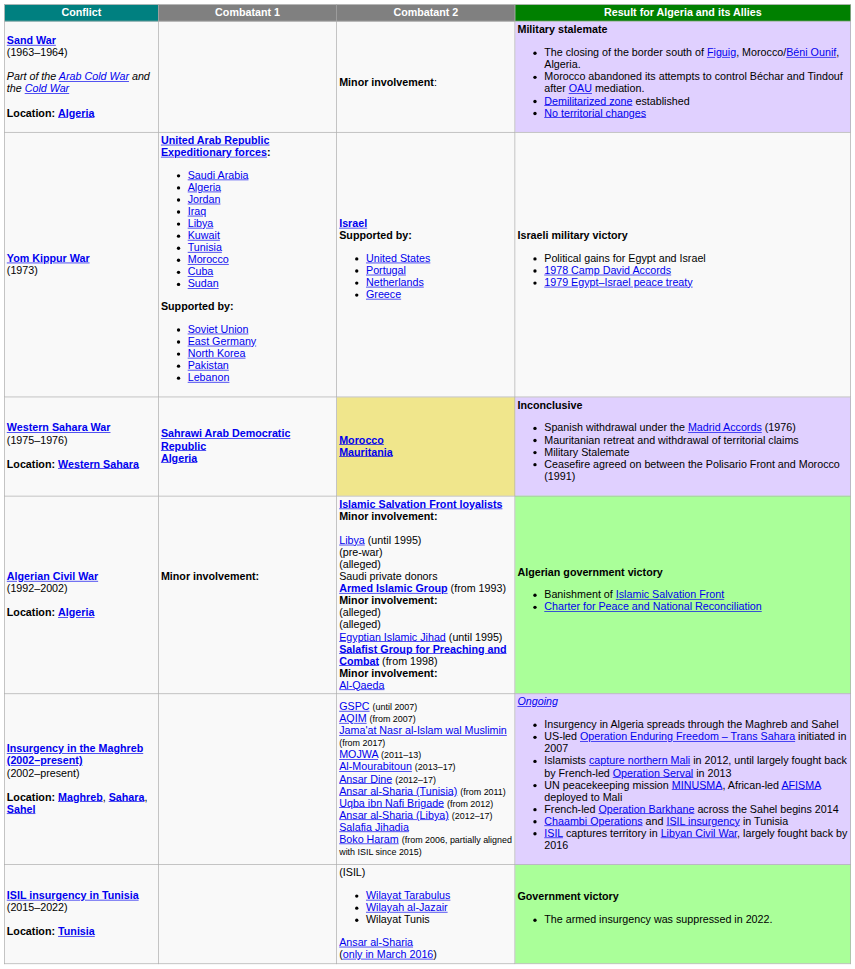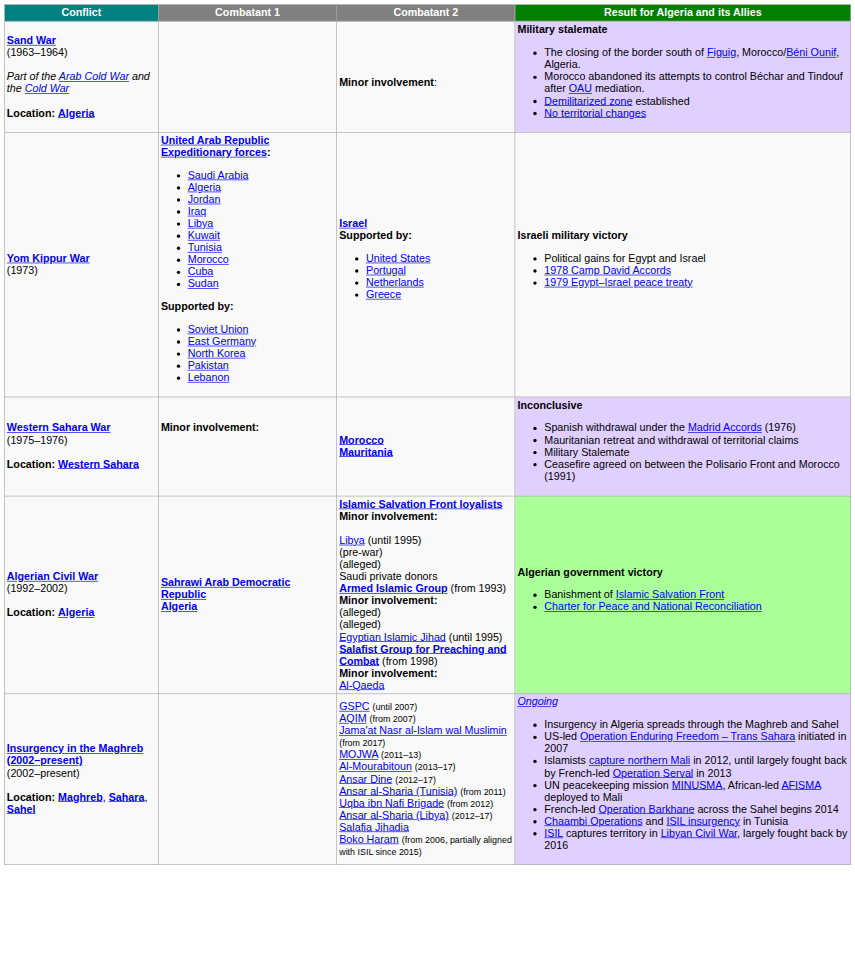(226, 446) Sahrawi Arab Democratic Republic Algeria -> (210, 428) Minor involvement:
(366, 446) khaki background -> (366, 446) no background
(210, 576) Minor involvement: -> (226, 594) Sahrawi Arab Democratic Republic Algeria
- row: (73, 914)
